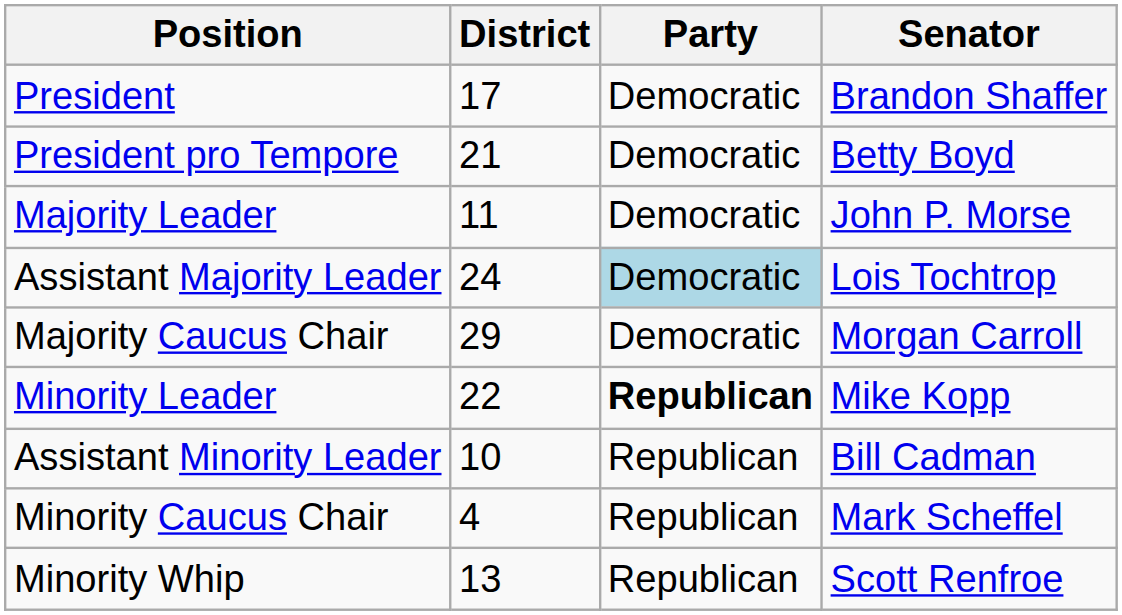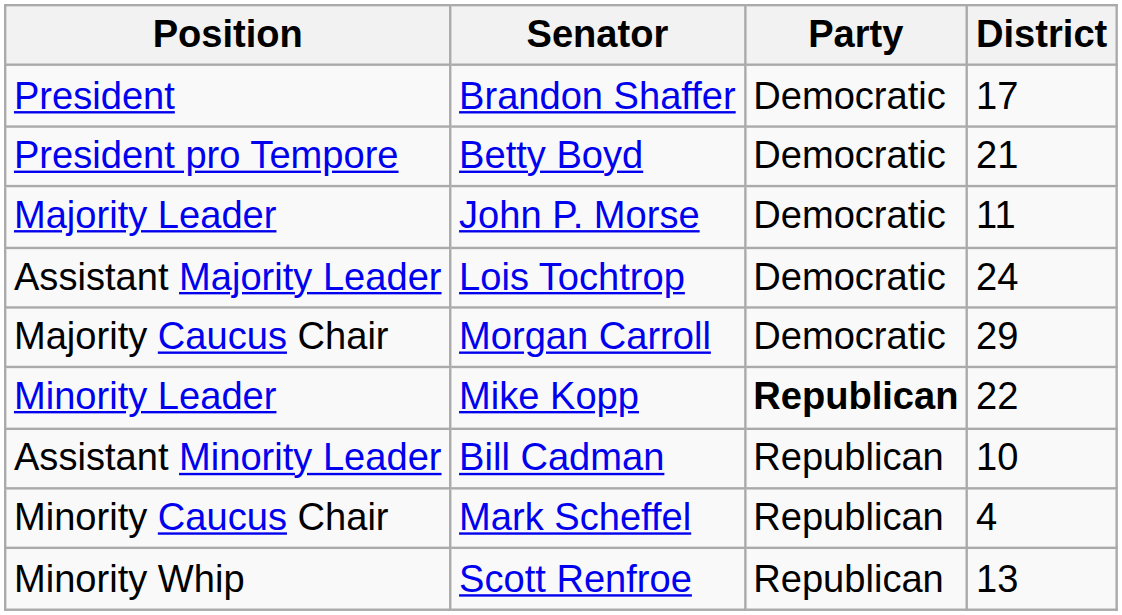columns swapped: (969, 34) <-> (525, 34)
(704, 276) lightblue background -> (850, 276) no background
